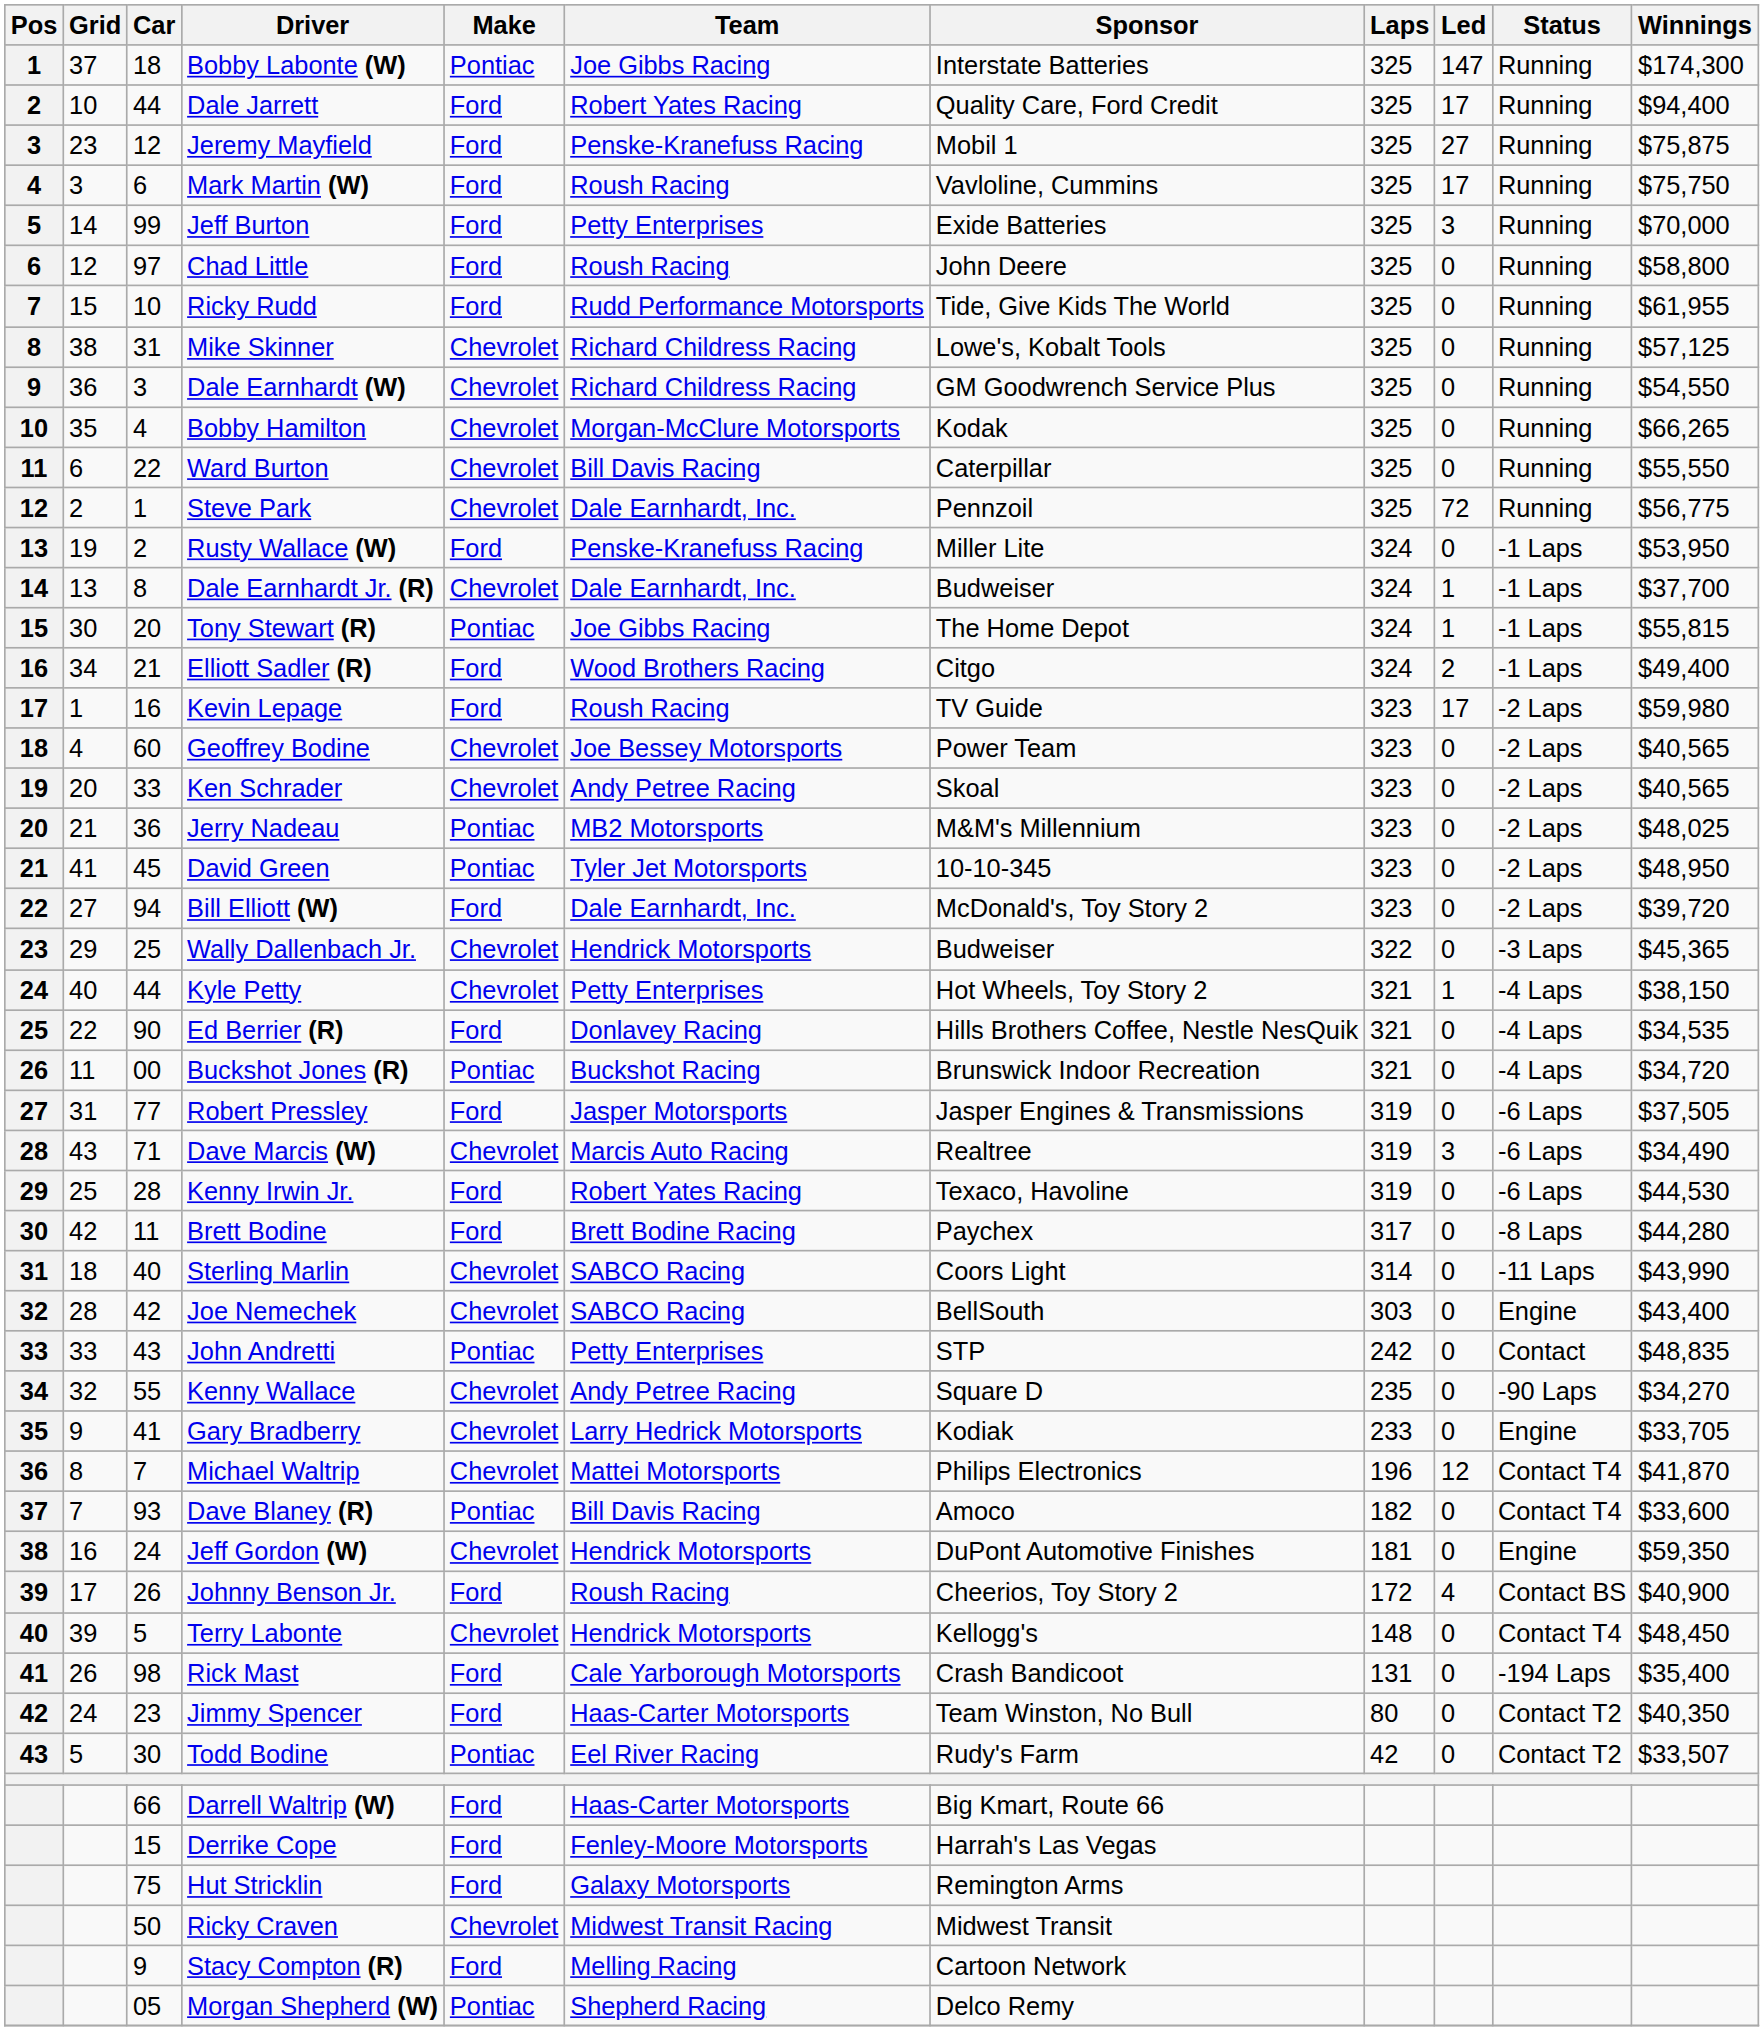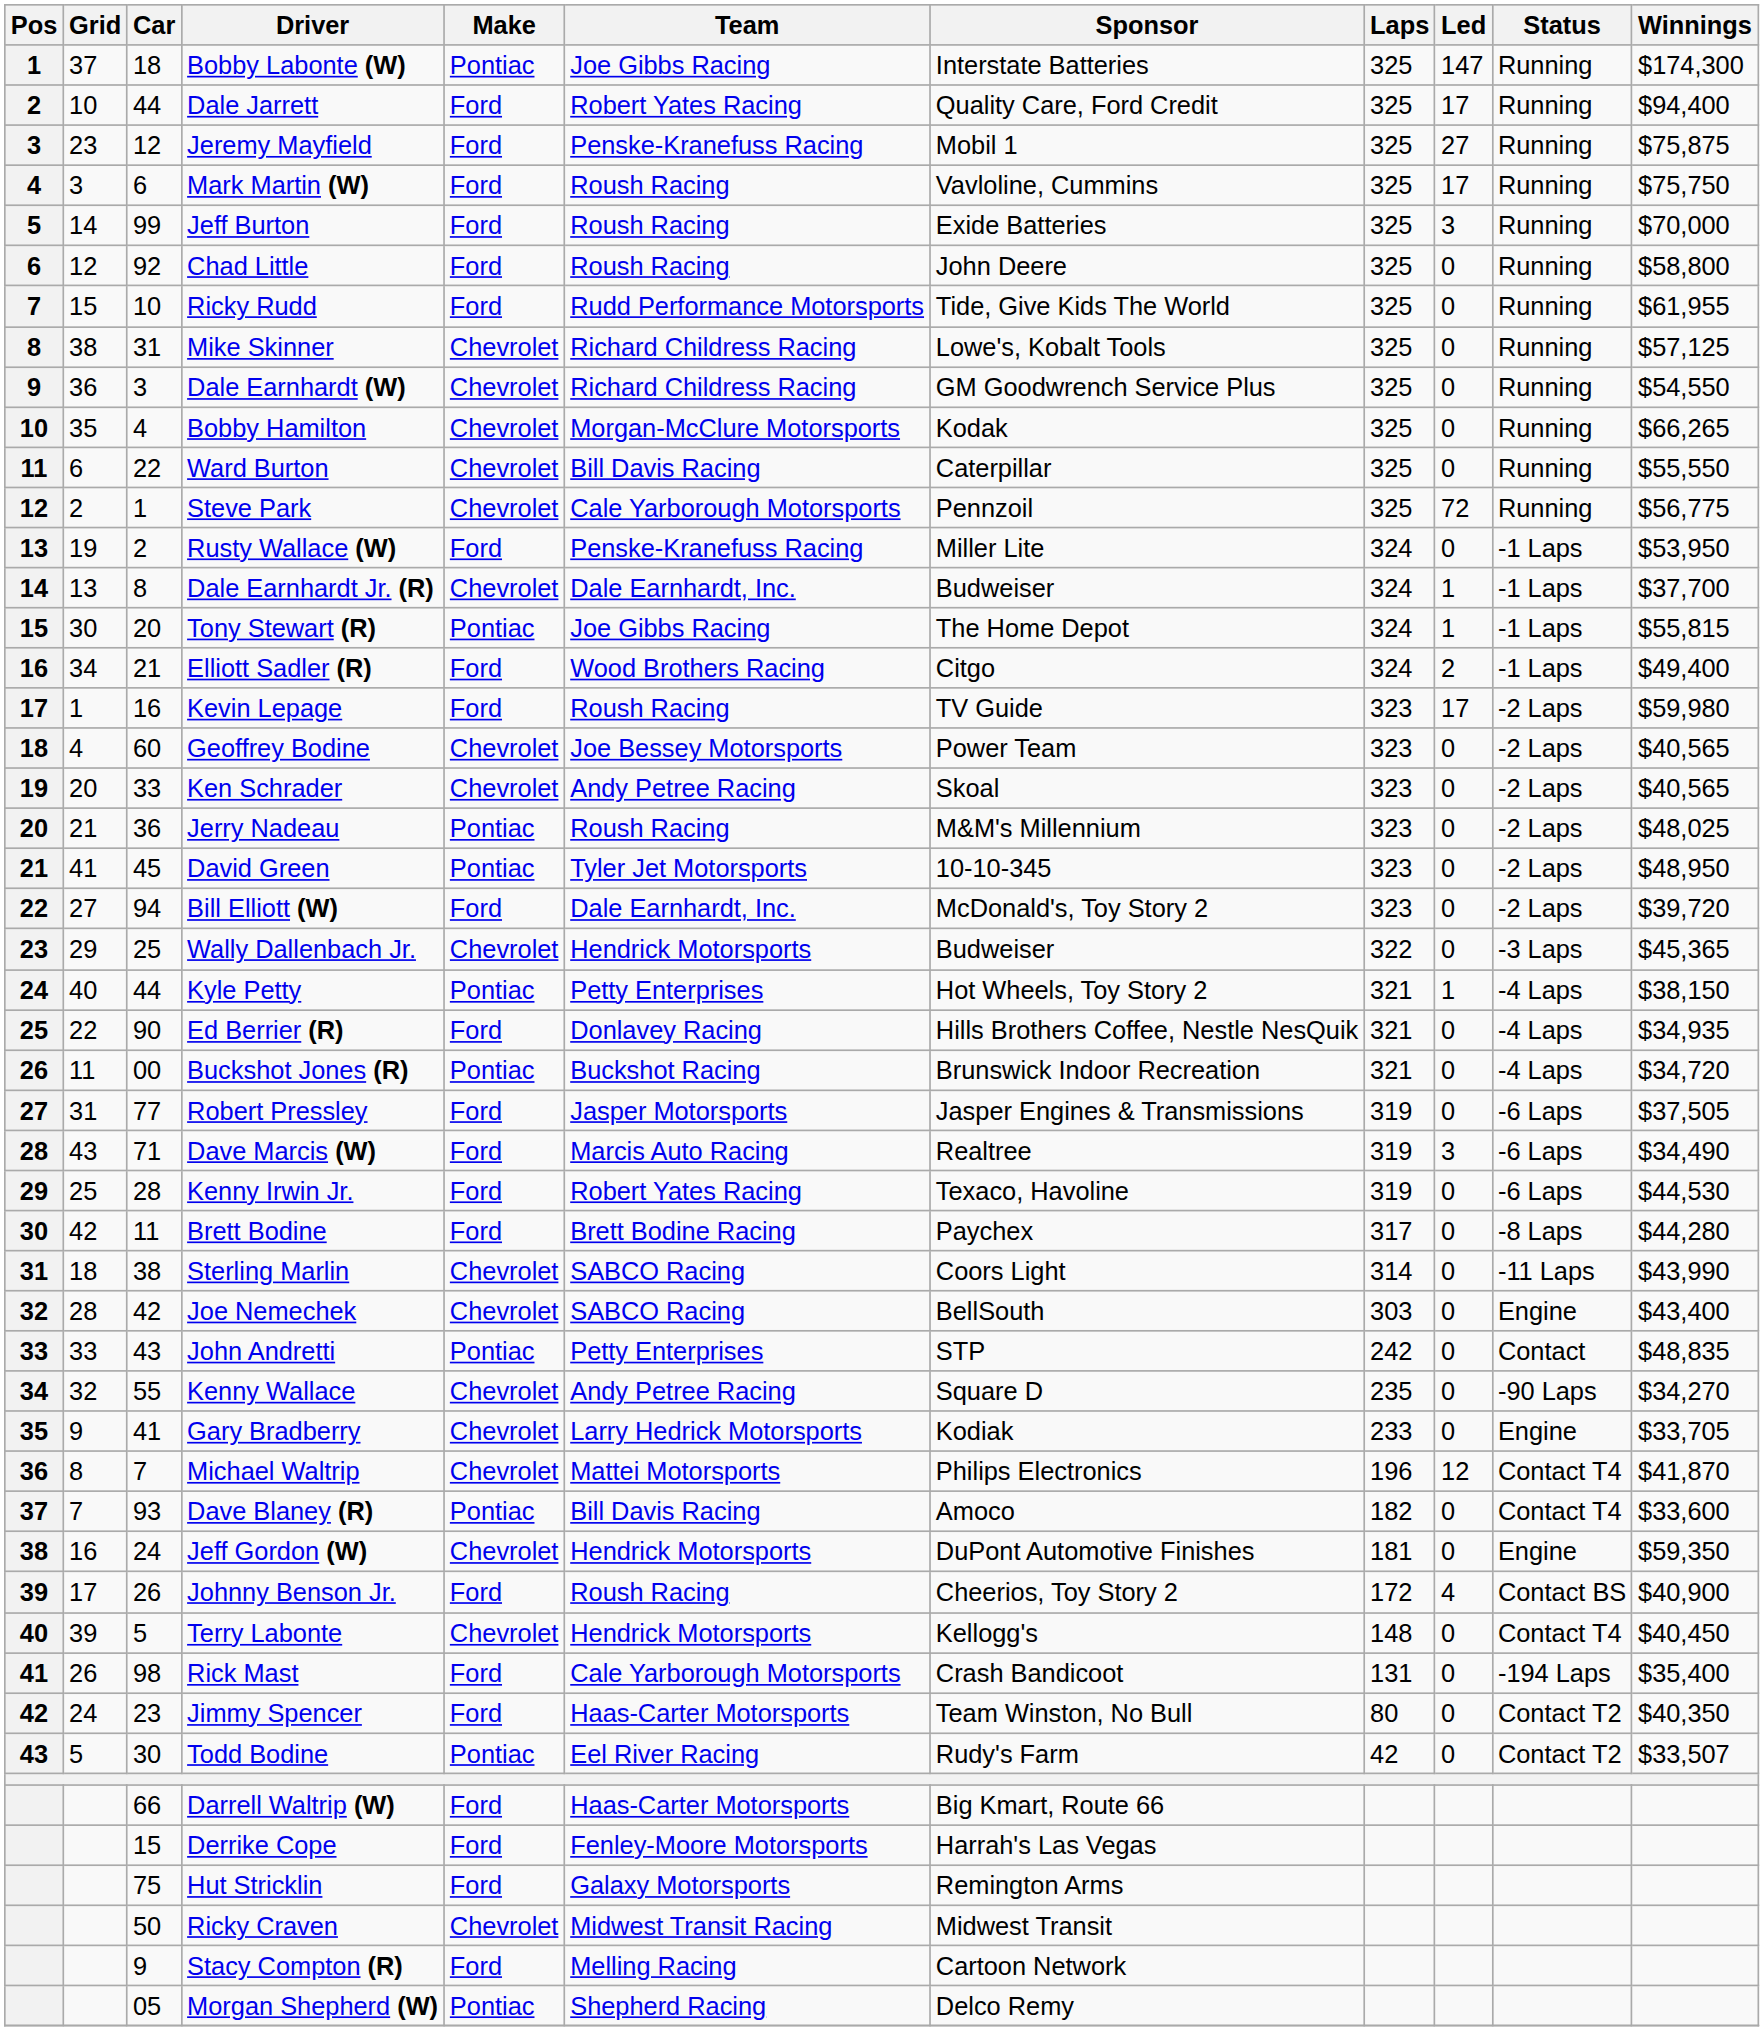(667, 226) Petty Enterprises -> (650, 226) Roush Racing
(147, 266) 97 -> (147, 266) 92
(683, 507) Dale Earnhardt, Inc. -> (735, 507) Cale Yarborough Motorsports
(667, 829) MB2 Motorsports -> (650, 829) Roush Racing
(504, 990) Chevrolet -> (492, 990) Pontiac
(1684, 1030) $34,535 -> (1684, 1030) $34,935
(504, 1150) Chevrolet -> (476, 1150) Ford
(147, 1271) 40 -> (147, 1271) 38
(1684, 1632) $48,450 -> (1684, 1632) $40,450
